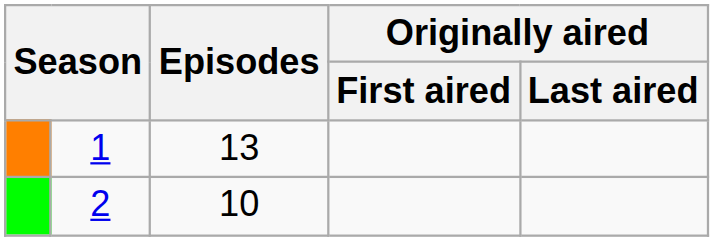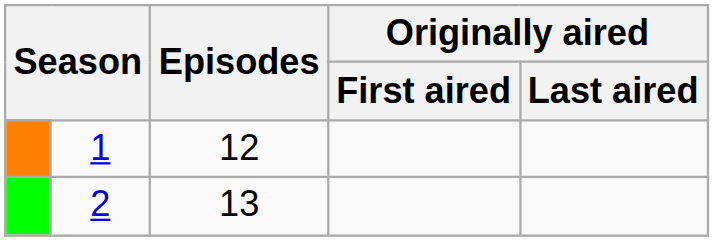(239, 147) 13 -> (239, 147) 12
(239, 205) 10 -> (239, 205) 13
